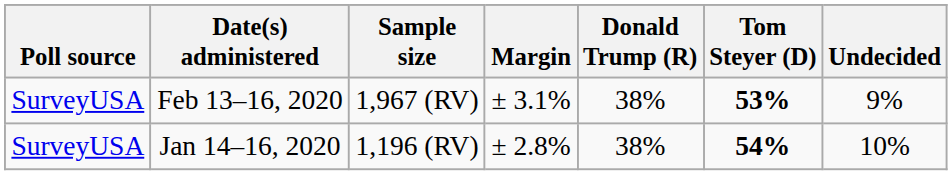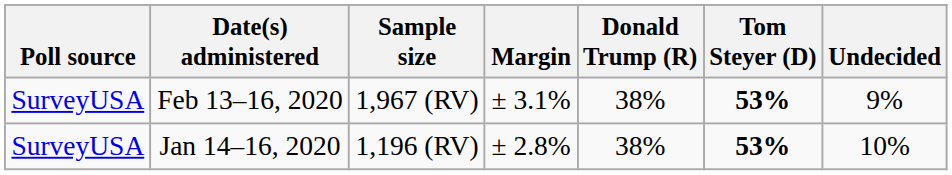(763, 145) 54% -> (763, 145) 53%
